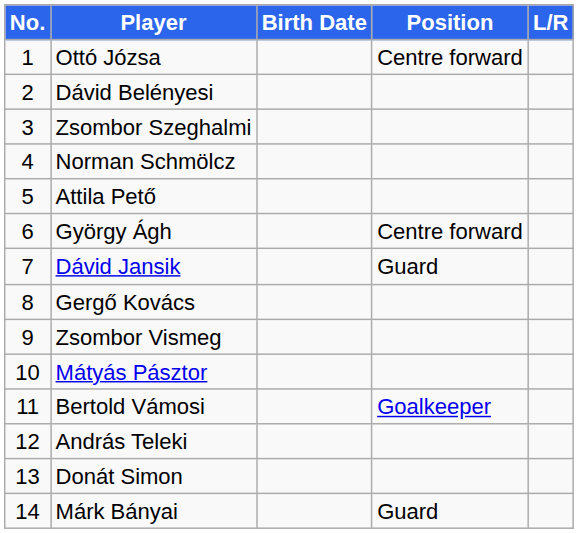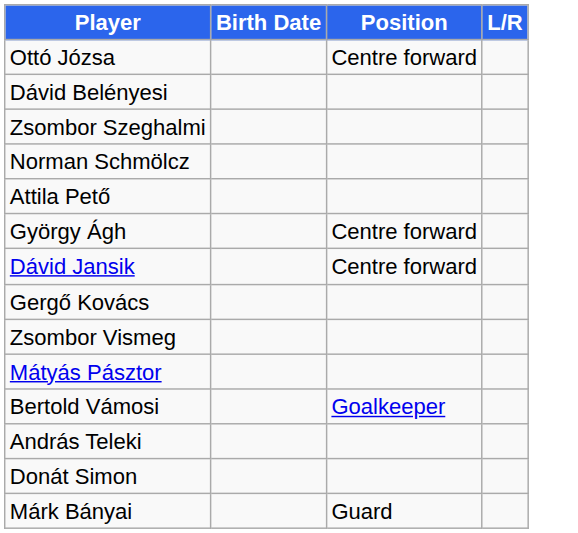- column: (28, 22)
(408, 267) Guard -> (404, 267) Centre forward
